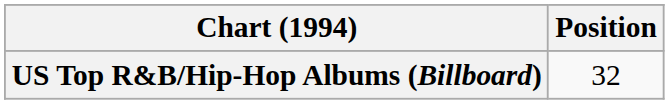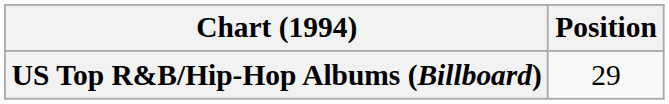(606, 74) 32 -> (606, 74) 29
